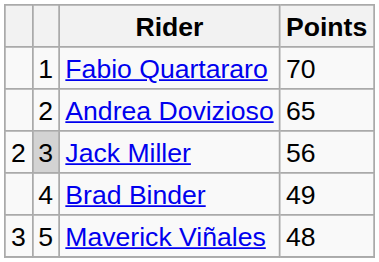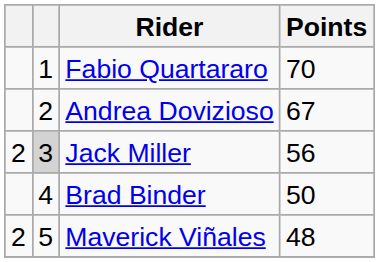(301, 110) 65 -> (301, 110) 67
(301, 195) 49 -> (301, 195) 50
(18, 237) 3 -> (18, 237) 2
